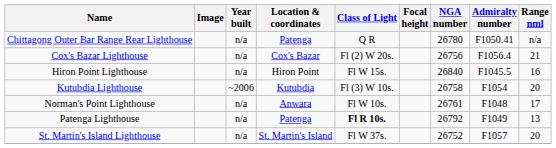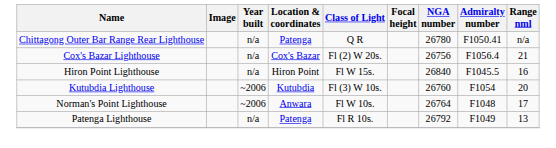(450, 87) 26758 -> (438, 87) 26760
(241, 103) n/a -> (253, 103) ~2006
(450, 103) 26761 -> (438, 103) 26764
(367, 119) bold -> (355, 119) normal
- row: (100, 135)
